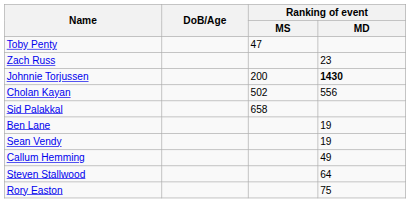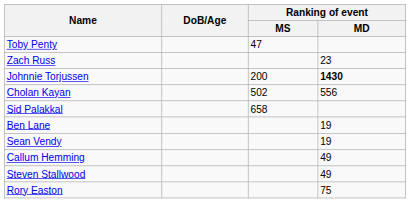(326, 174) 64 -> (326, 174) 49
